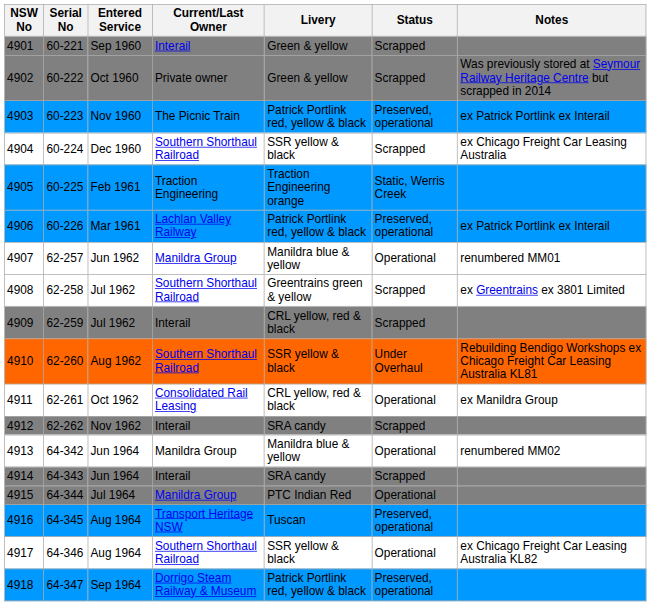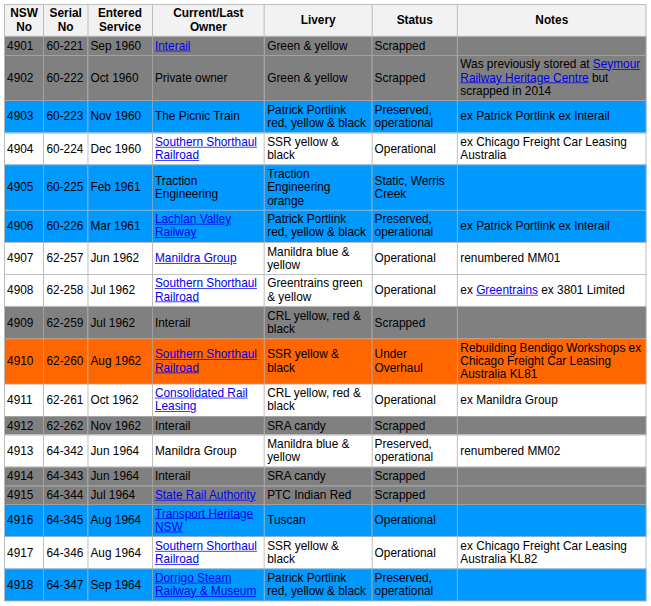(400, 148) Scrapped -> (405, 148) Operational
(400, 290) Scrapped -> (405, 290) Operational
(405, 451) Operational -> (404, 451) Preserved, operational
(196, 495) Manildra Group -> (205, 495) State Rail Authority
(405, 495) Operational -> (400, 495) Scrapped
(404, 520) Preserved, operational -> (405, 520) Operational
